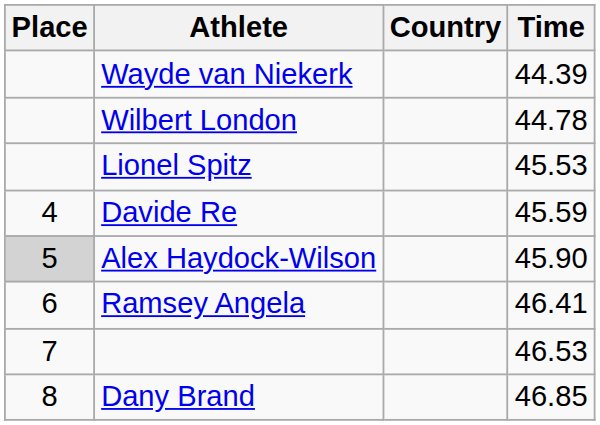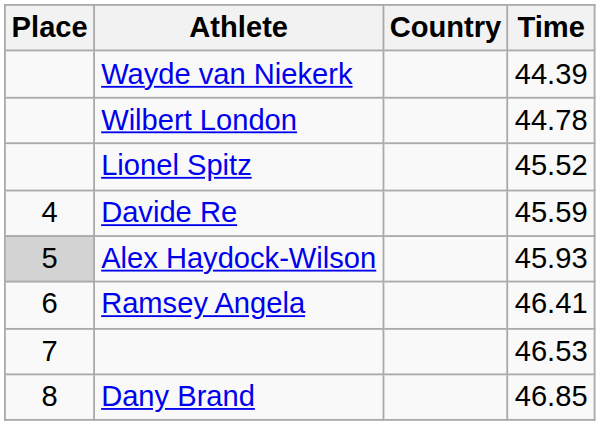(551, 166) 45.53 -> (551, 166) 45.52
(551, 258) 45.90 -> (551, 258) 45.93
